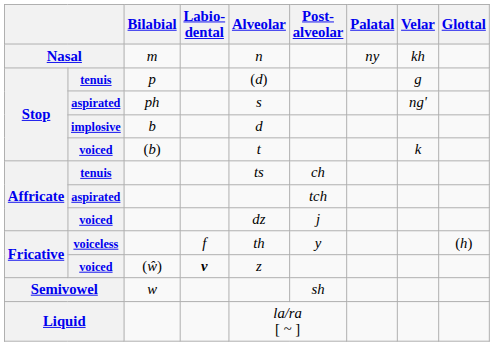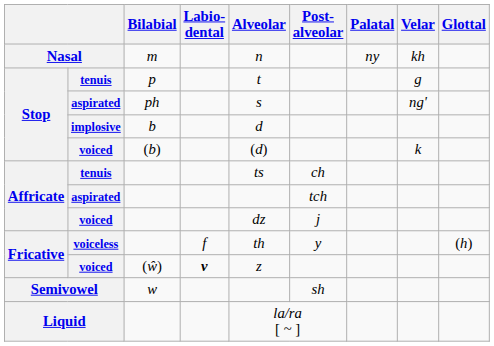(259, 79) (d) -> (259, 79) t
(259, 149) t -> (259, 149) (d)
